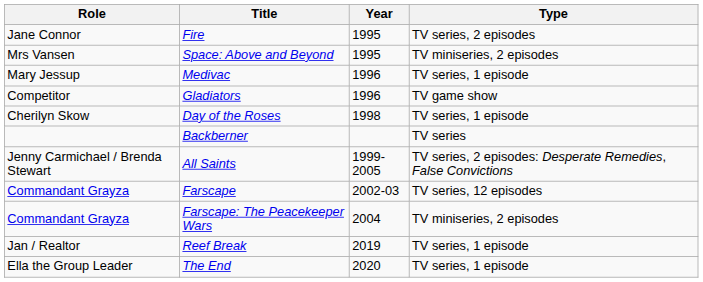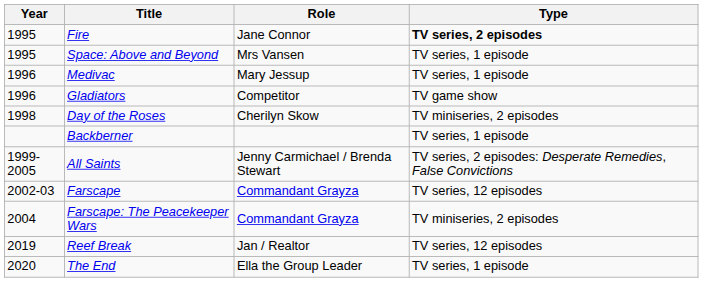columns swapped: (379, 14) <-> (92, 14)
(474, 34) normal -> (477, 34) bold
(485, 55) TV miniseries, 2 episodes -> (470, 55) TV series, 1 episode
(470, 116) TV series, 1 episode -> (485, 116) TV miniseries, 2 episodes
(439, 136) TV series -> (470, 136) TV series, 1 episode
(470, 246) TV series, 1 episode -> (477, 246) TV series, 12 episodes
